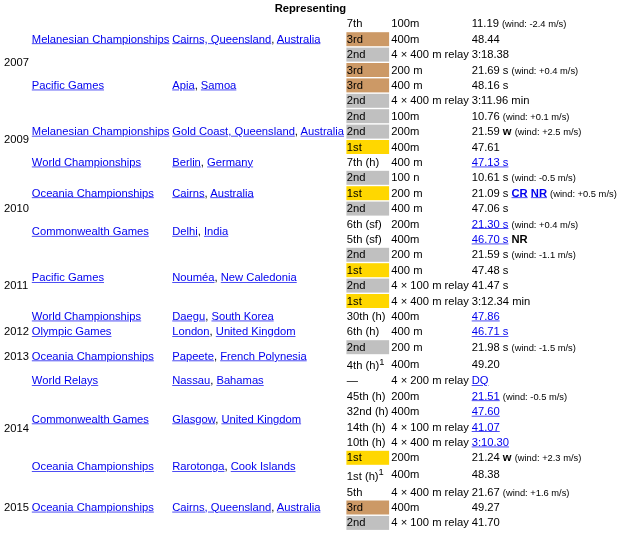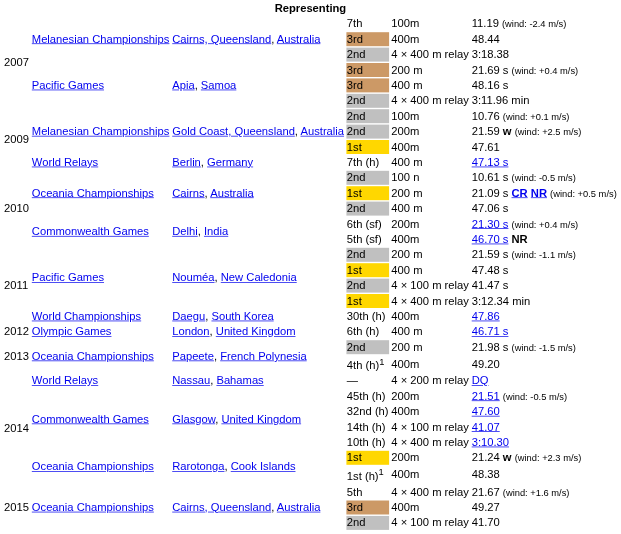(86, 162) World Championships -> (65, 162) World Relays
